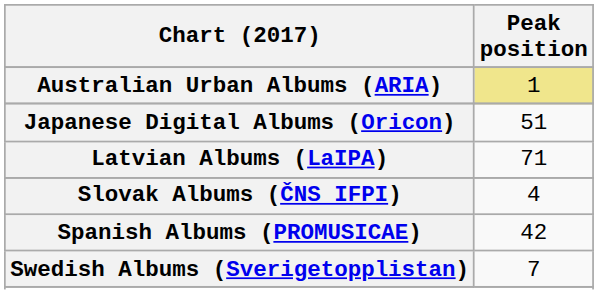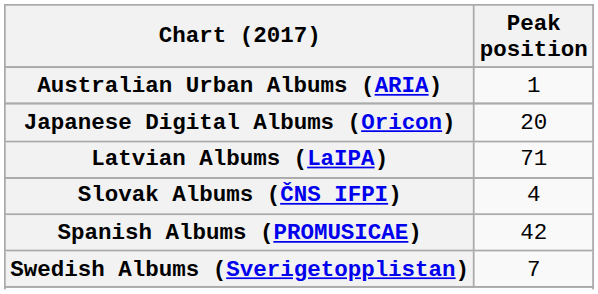(534, 86) khaki background -> (534, 86) no background
(534, 122) 51 -> (534, 122) 20
